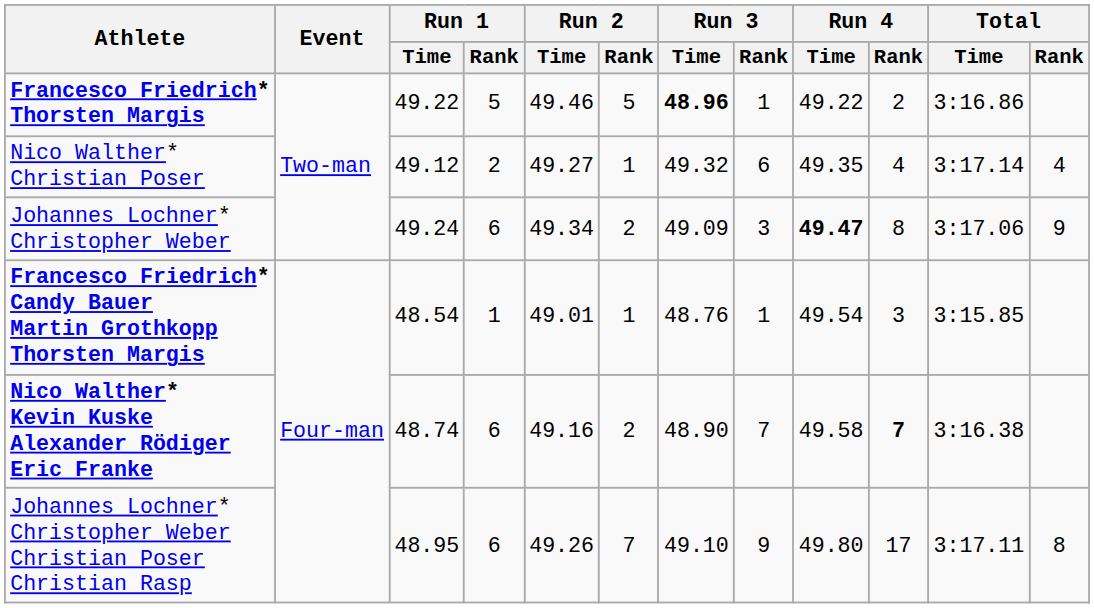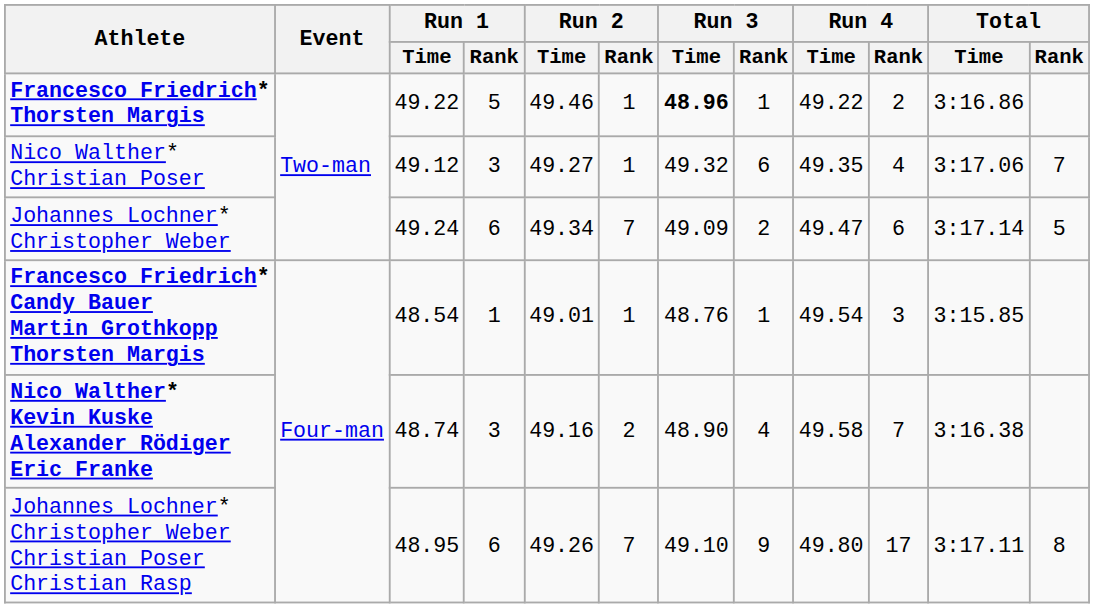(629, 104) 5 -> (629, 104) 1
(494, 167) 2 -> (494, 167) 3
(979, 167) 3:17.14 -> (979, 167) 3:17.06
(1059, 167) 4 -> (1059, 167) 7
(629, 229) 2 -> (629, 229) 7
(764, 229) 3 -> (764, 229) 2
(831, 229) bold -> (831, 229) normal
(899, 229) 8 -> (899, 229) 6
(979, 229) 3:17.06 -> (979, 229) 3:17.14
(1059, 229) 9 -> (1059, 229) 5
(494, 431) 6 -> (494, 431) 3
(764, 431) 7 -> (764, 431) 4
(899, 431) bold -> (899, 431) normal
